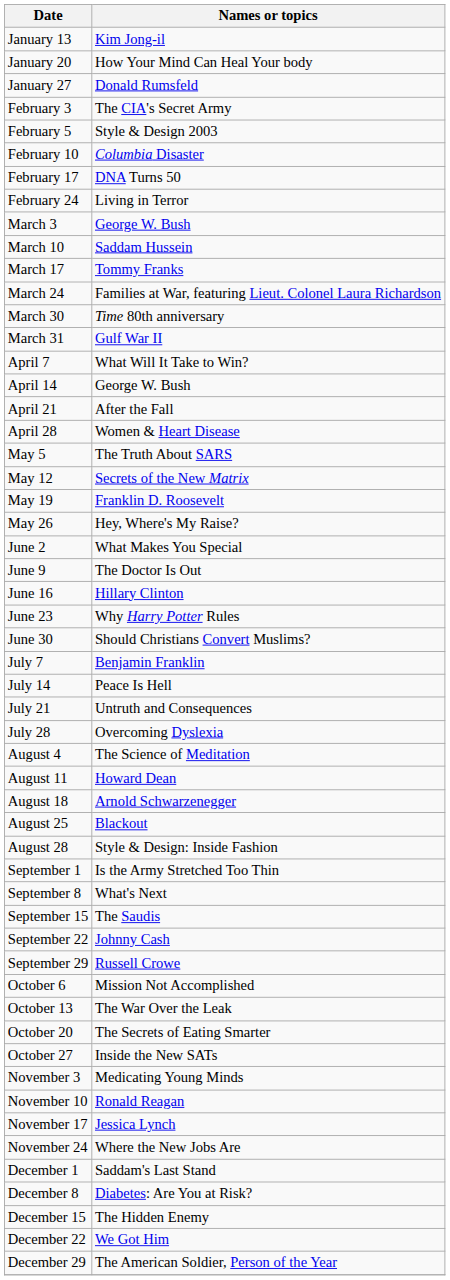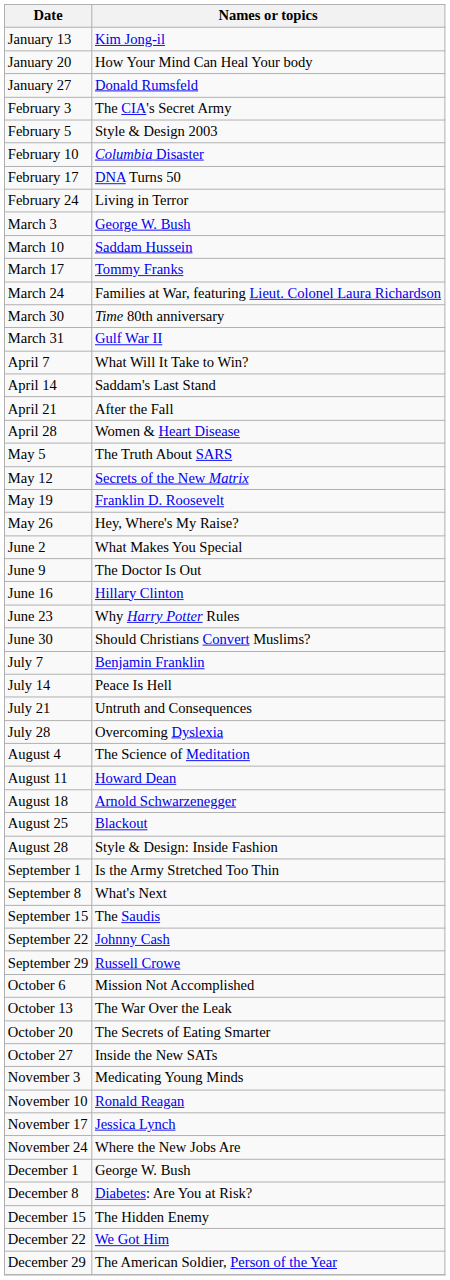(143, 385) George W. Bush -> (155, 385) Saddam's Last Stand
(155, 1170) Saddam's Last Stand -> (143, 1170) George W. Bush
